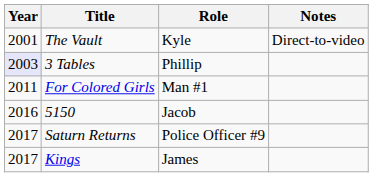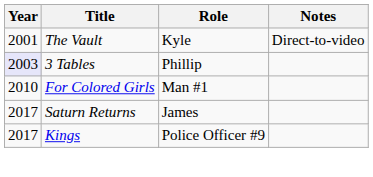(23, 87) 2011 -> (23, 87) 2010
- row: (60, 111)
(213, 135) Police Officer #9 -> (180, 111) James
(180, 159) James -> (213, 135) Police Officer #9
